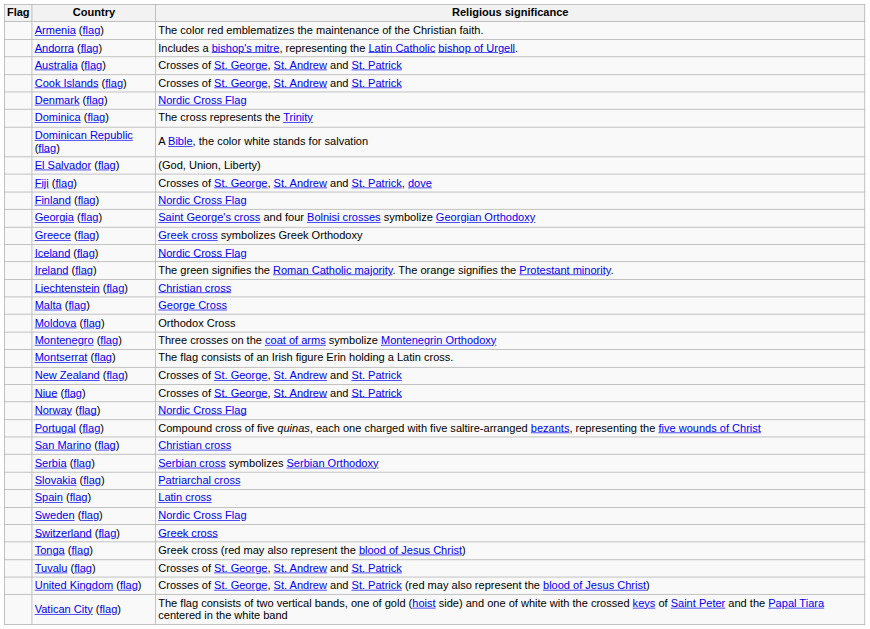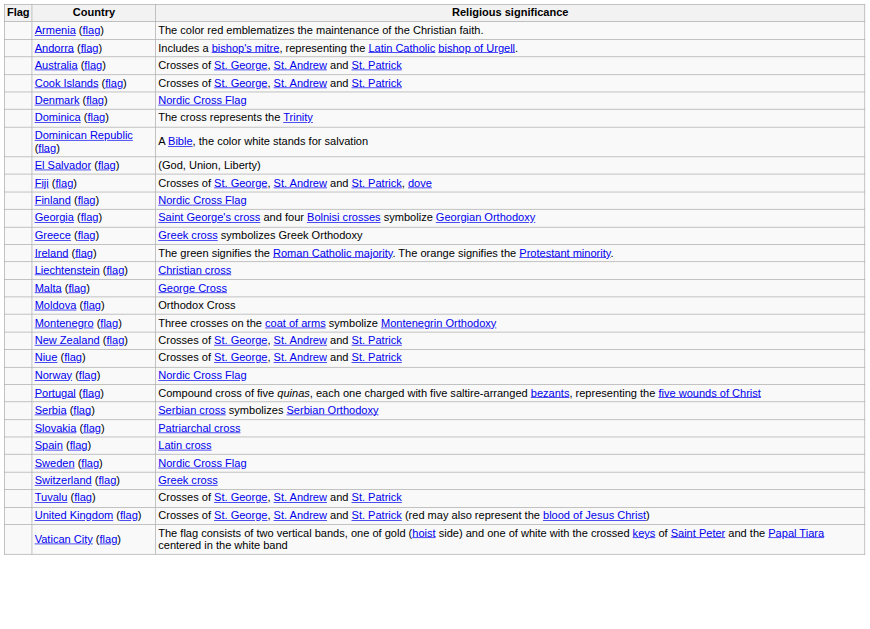- row: (67, 253)
- row: (75, 358)
- row: (77, 445)
- row: (64, 550)
